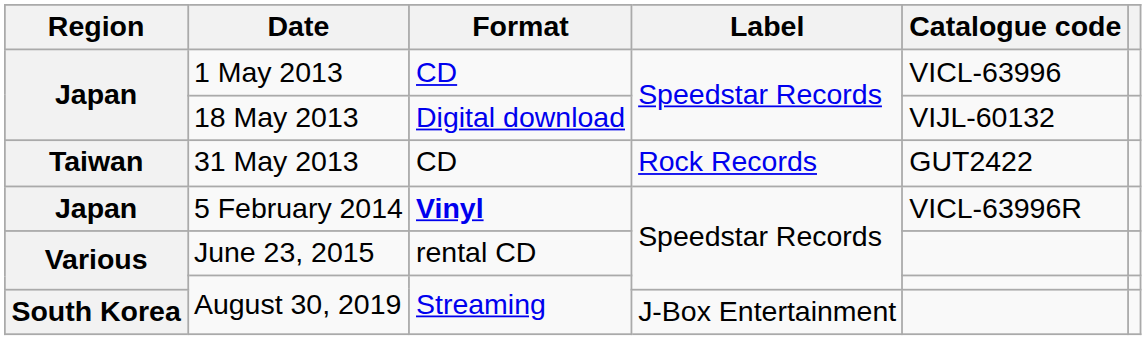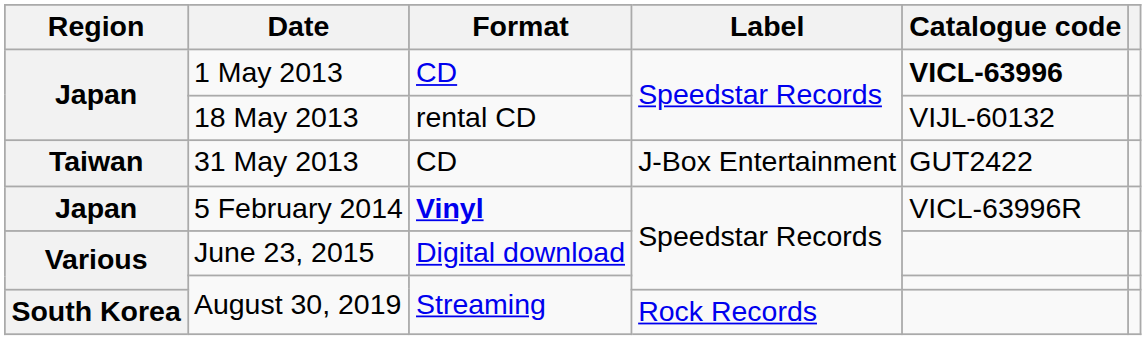(985, 72) normal -> (986, 72) bold
(521, 117) Digital download -> (476, 117) rental CD
(728, 162) Rock Records -> (767, 162) J-Box Entertainment
(476, 252) rental CD -> (521, 252) Digital download
(767, 311) J-Box Entertainment -> (728, 311) Rock Records
